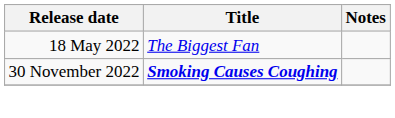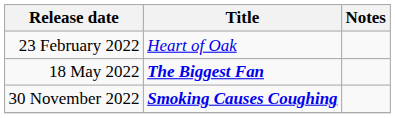+ row: (79, 44)
(203, 44) normal -> (206, 71) bold
